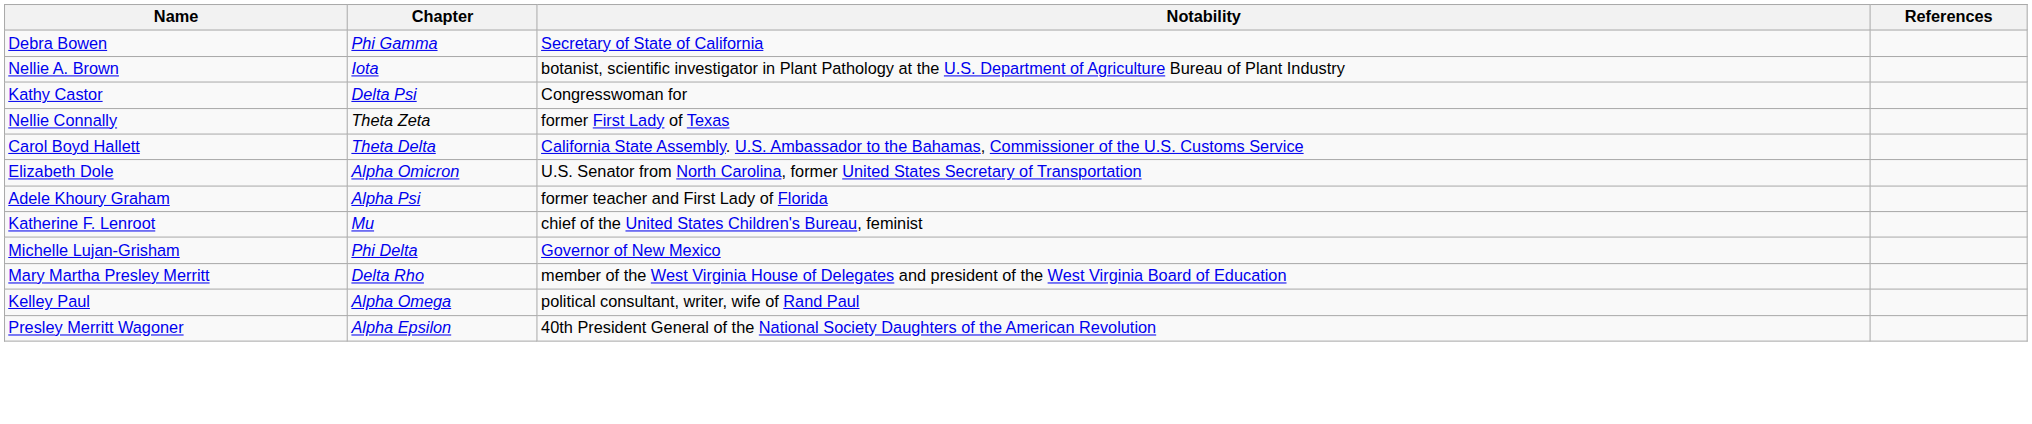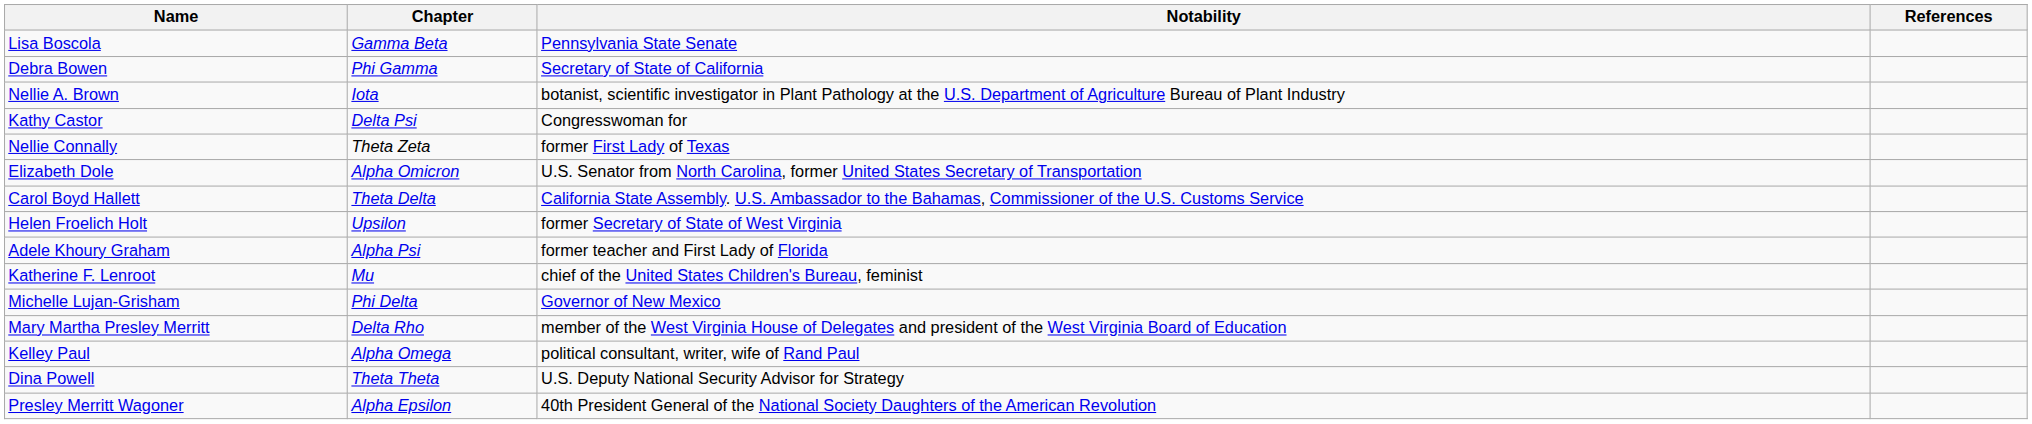+ row: (55, 43)
rows swapped: (61, 172) <-> (74, 146)
+ row: (78, 224)
+ row: (51, 379)
